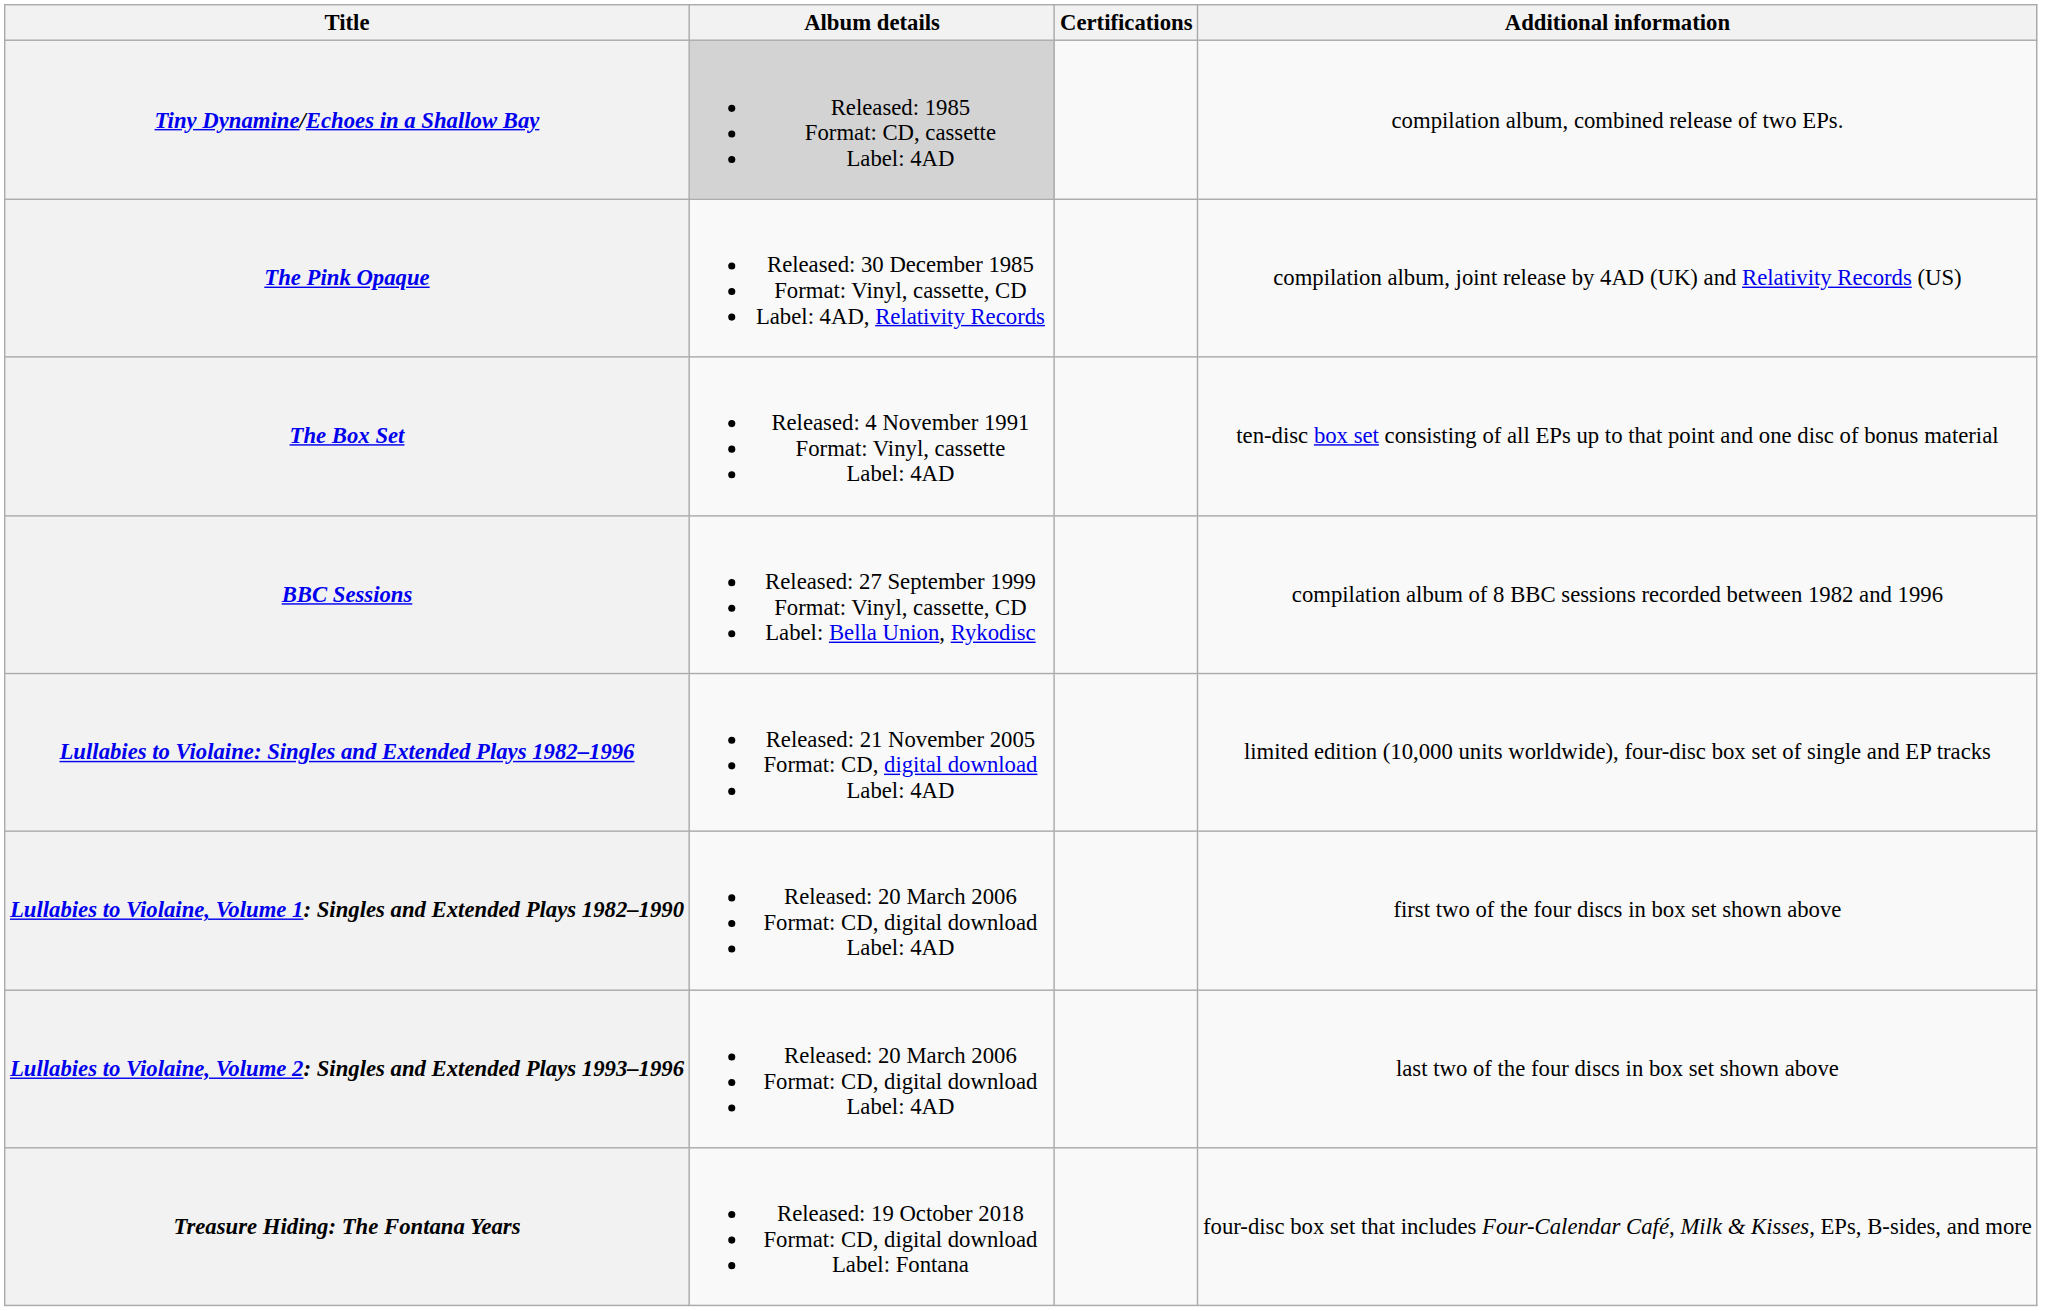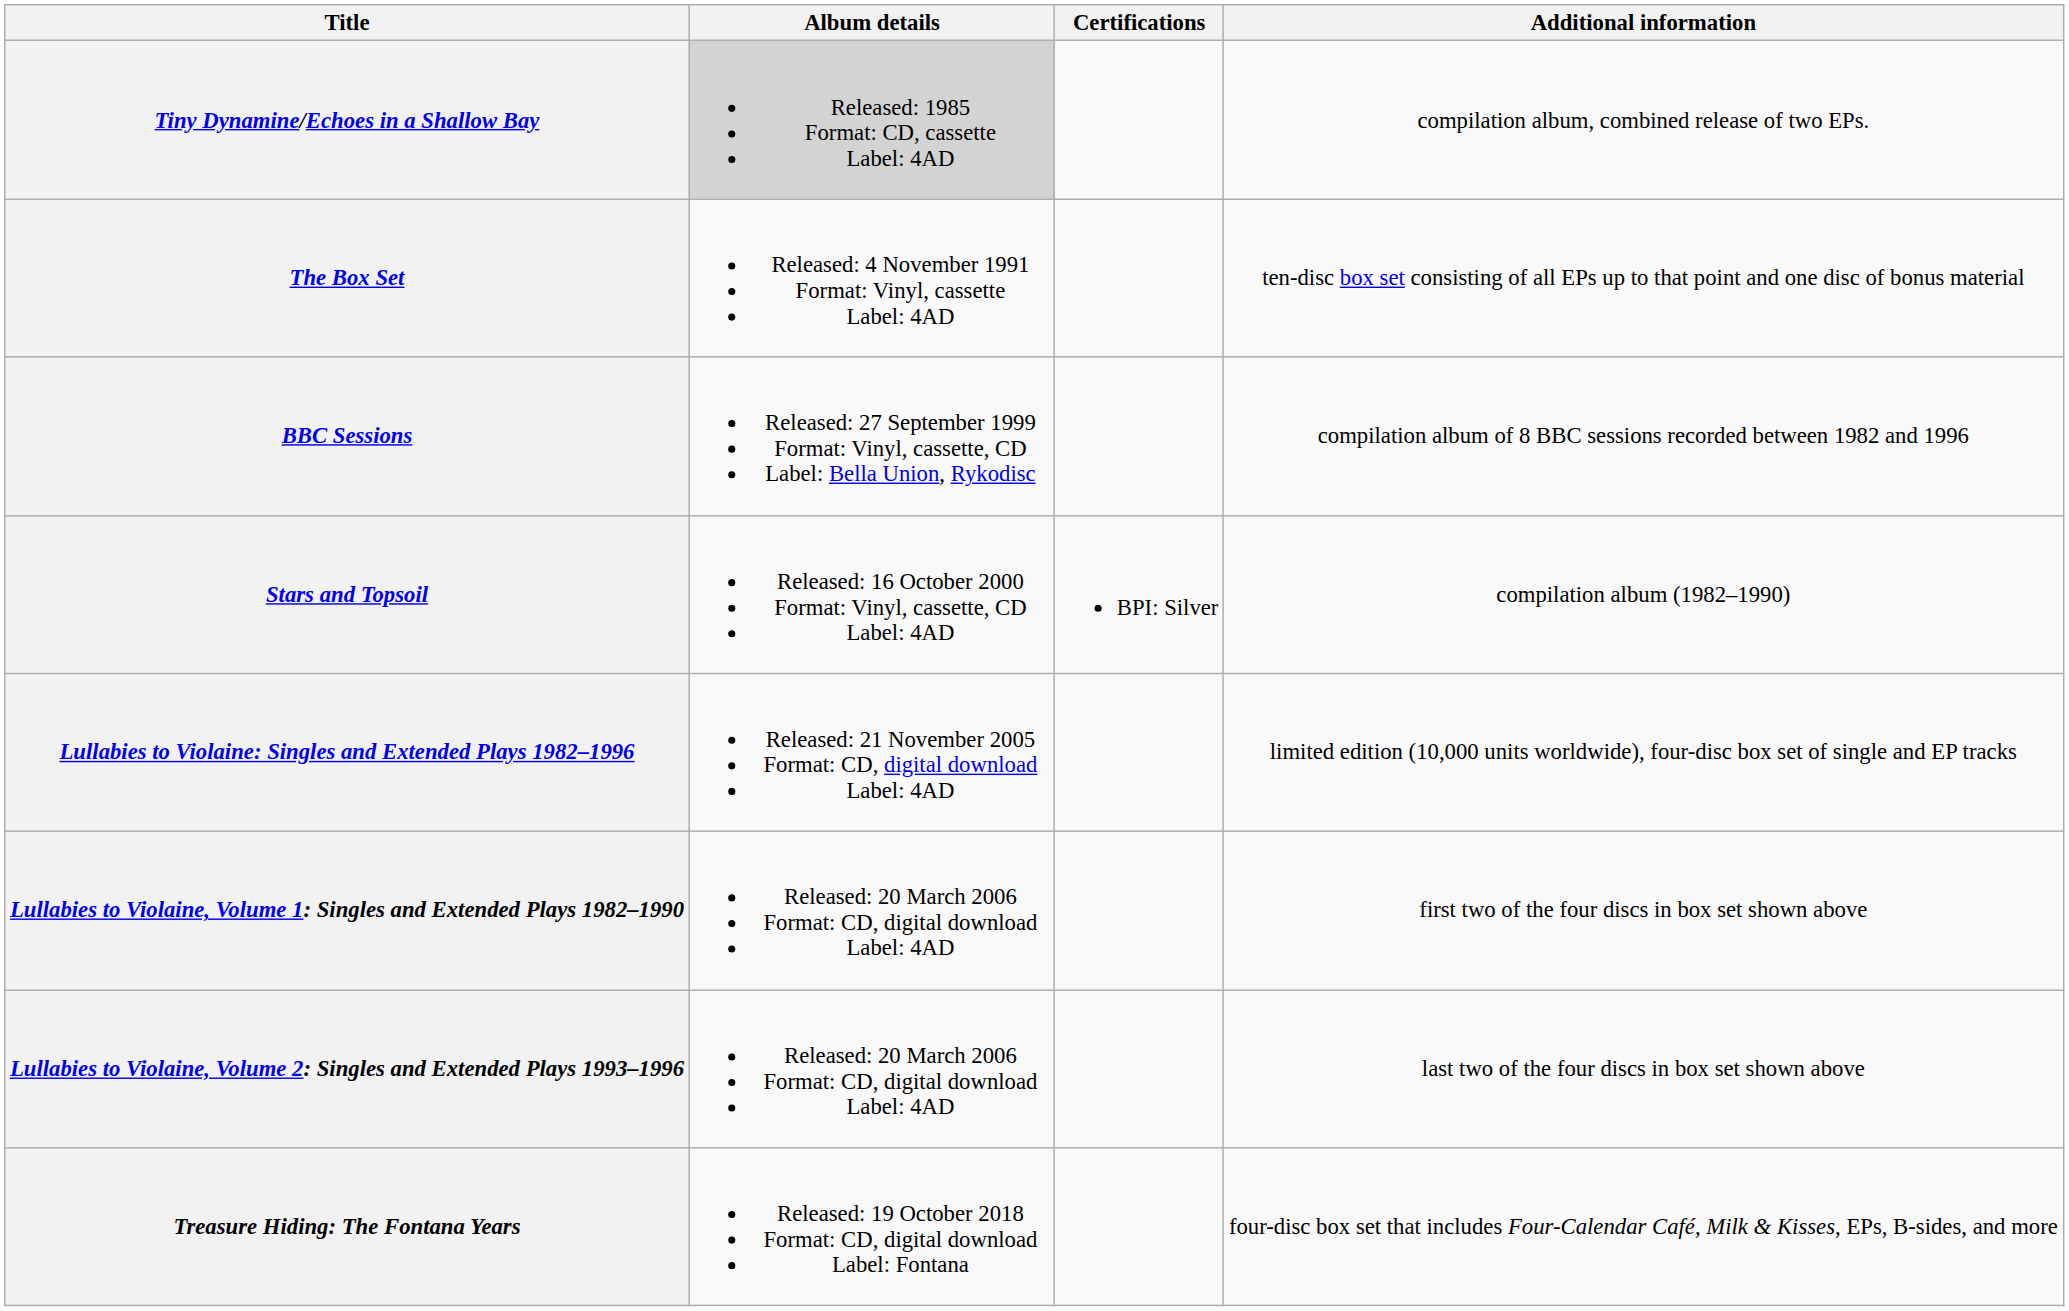- row: (347, 277)
+ row: (347, 594)
